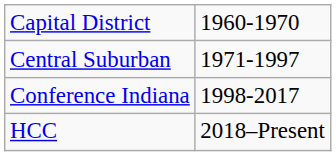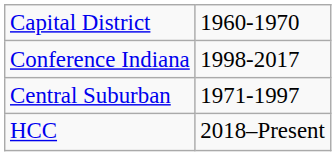rows swapped: (90, 58) <-> (100, 95)
